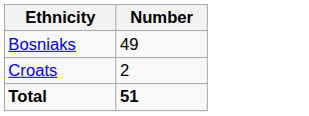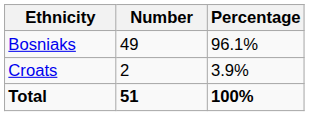+ column: (256, 17)
